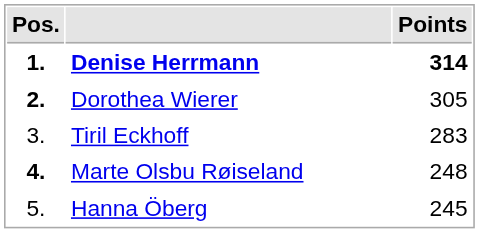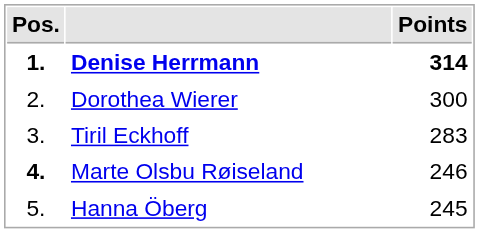(36, 99) bold -> (36, 99) normal
(449, 99) 305 -> (449, 99) 300
(449, 171) 248 -> (449, 171) 246
